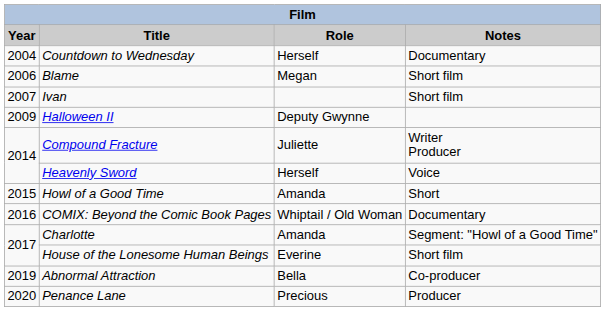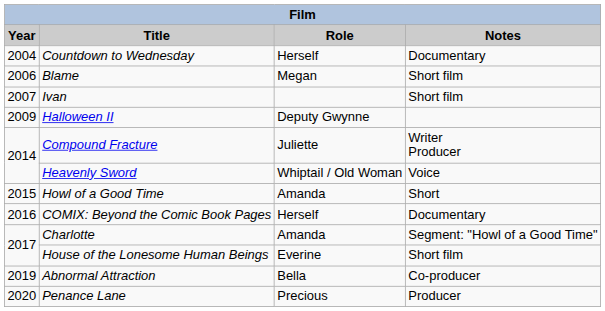(298, 173) Herself -> (340, 173) Whiptail / Old Woman
(340, 214) Whiptail / Old Woman -> (298, 214) Herself
